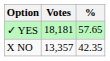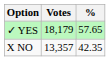(59, 30) 18,181 -> (59, 30) 18,179
